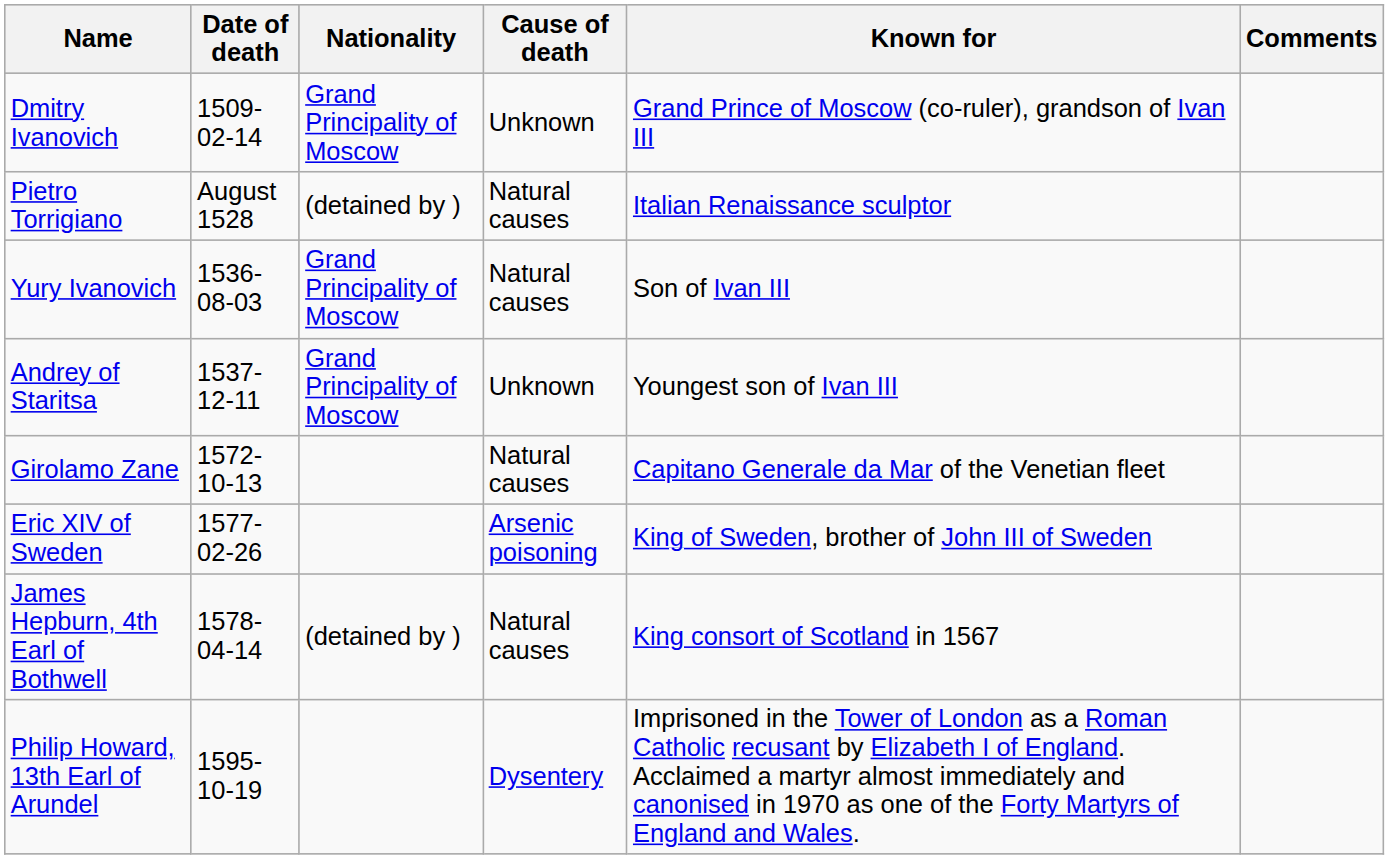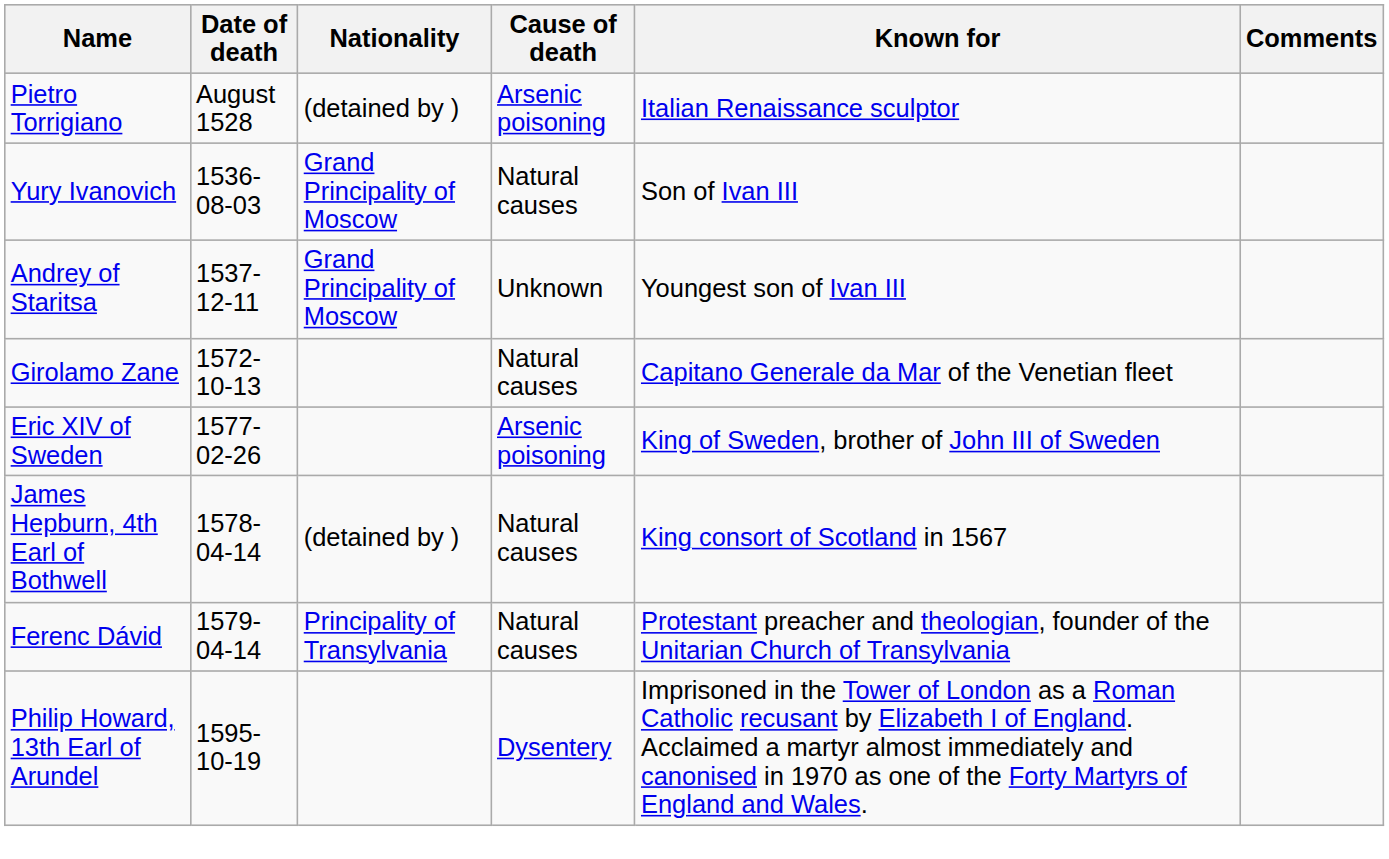- row: (64, 122)
(530, 205) Natural causes -> (551, 107) Arsenic poisoning
+ row: (86, 636)
